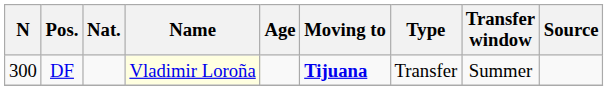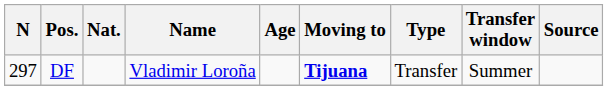(23, 70) 300 -> (23, 70) 297
(193, 70) lightyellow background -> (193, 70) no background
